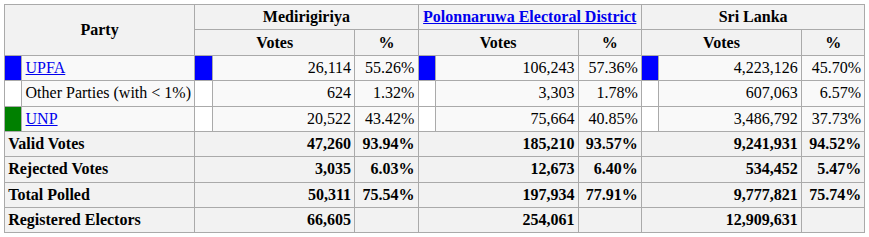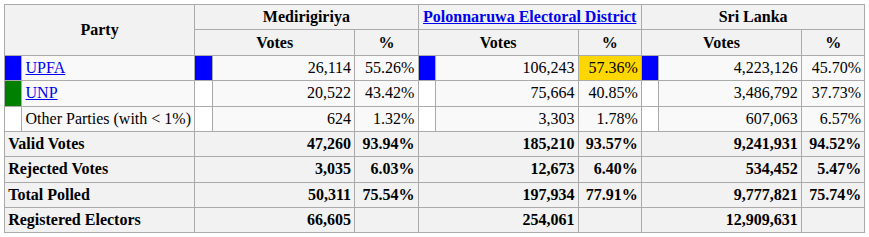(613, 67) no background -> (613, 67) gold background
rows swapped: (42, 118) <-> (108, 93)
